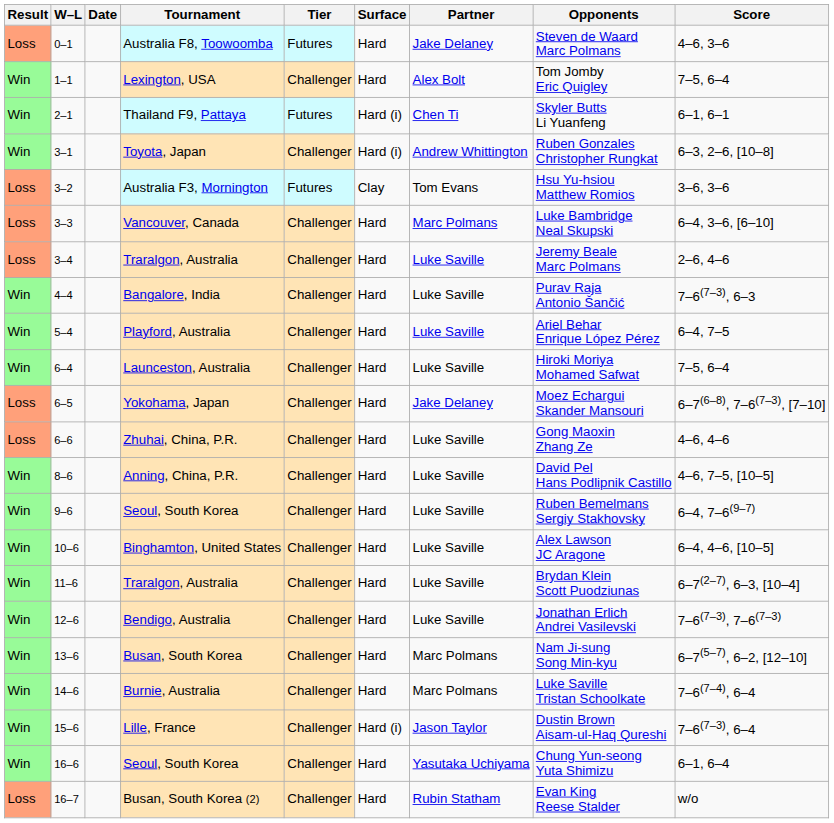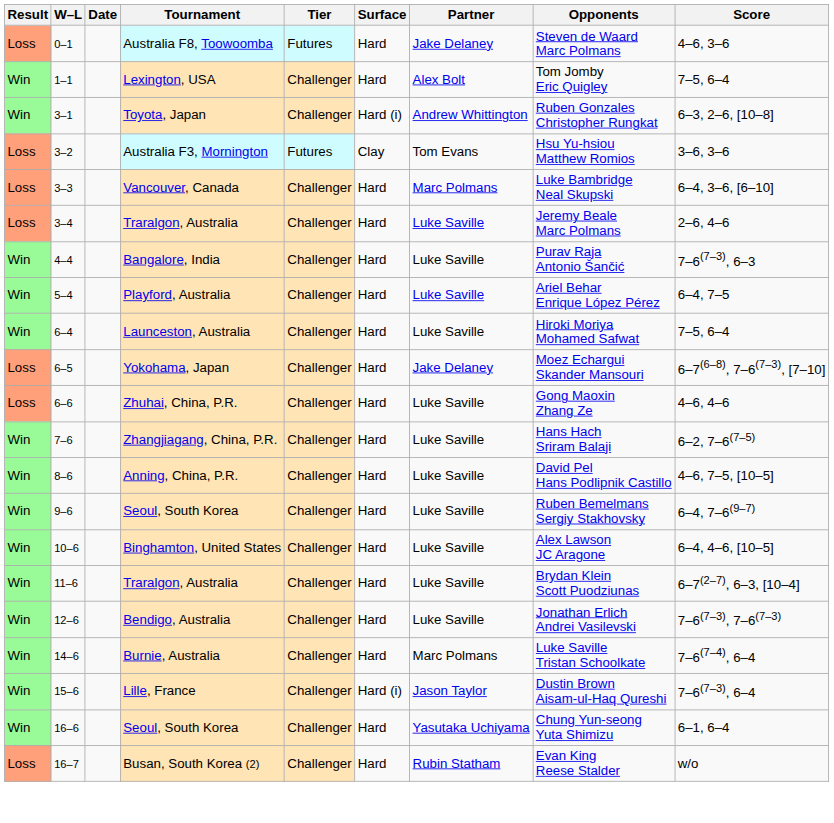- row: (63, 116)
+ row: (63, 440)
- row: (66, 656)
